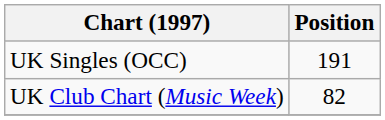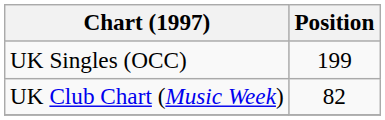(334, 59) 191 -> (334, 59) 199
